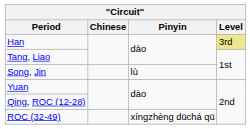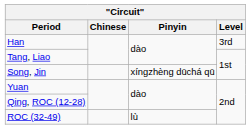(226, 42) khaki background -> (226, 42) no background
(134, 72) lù -> (173, 72) xíngzhèng dūchá qū
(173, 117) xíngzhèng dūchá qū -> (134, 117) lù
